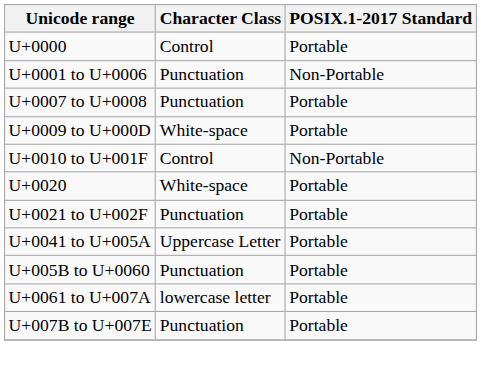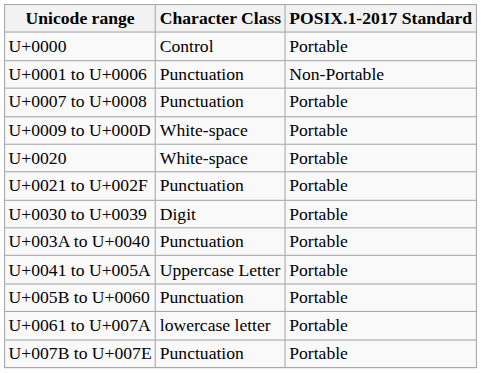- row: (78, 158)
+ row: (78, 213)
+ row: (79, 241)
